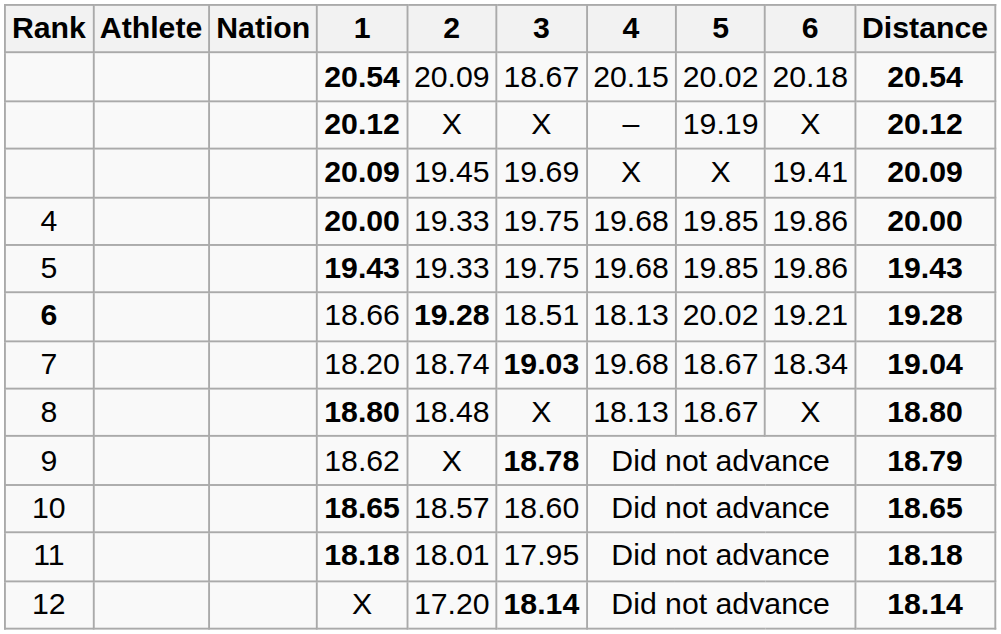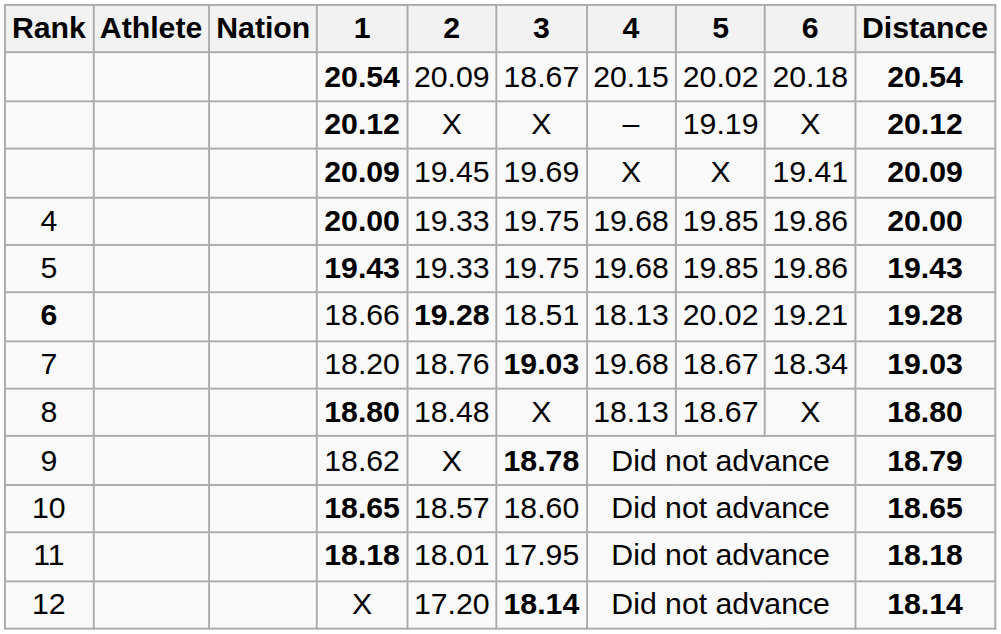(452, 364) 18.74 -> (452, 364) 18.76
(925, 364) 19.04 -> (925, 364) 19.03
